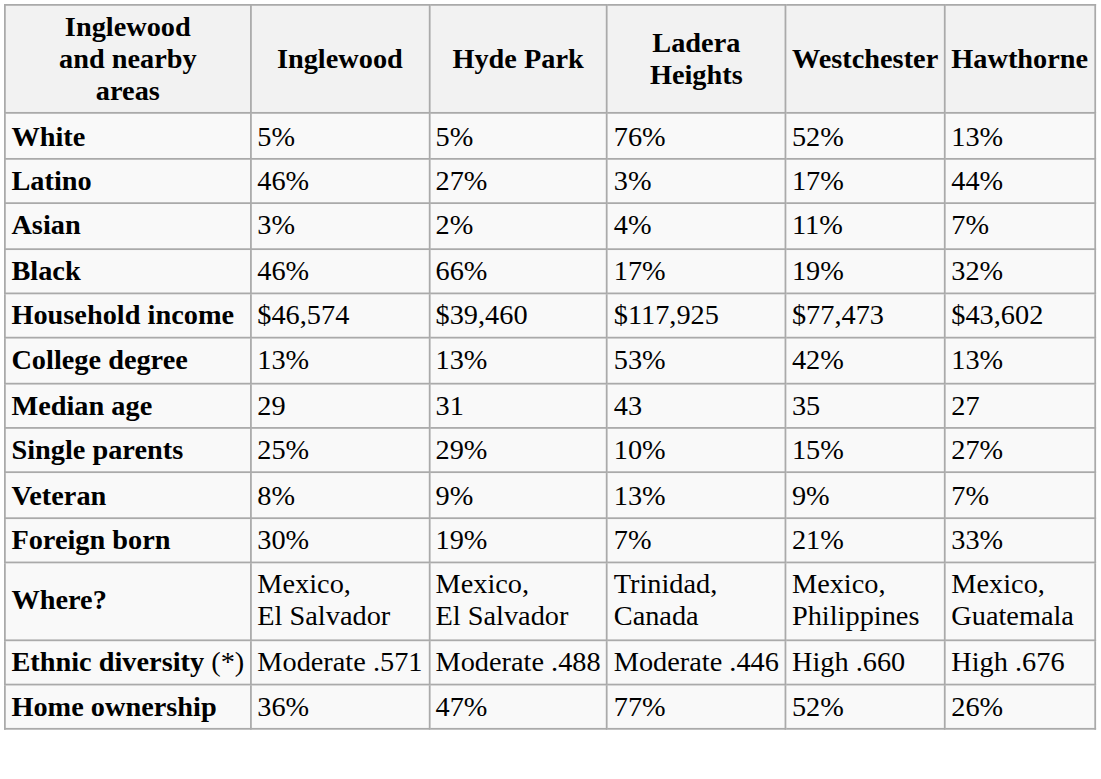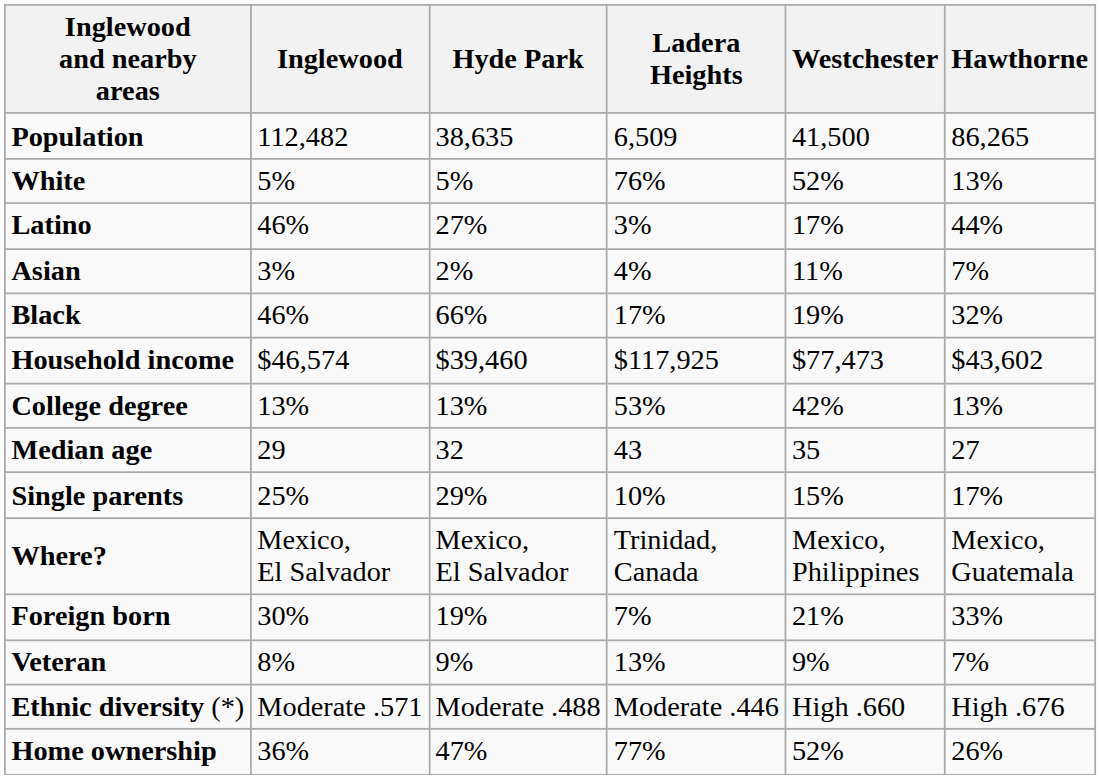+ row: (78, 135)
(450, 405) 31 -> (450, 449) 32
(977, 449) 27% -> (977, 494) 17%
rows swapped: (59, 494) <-> (59, 600)
